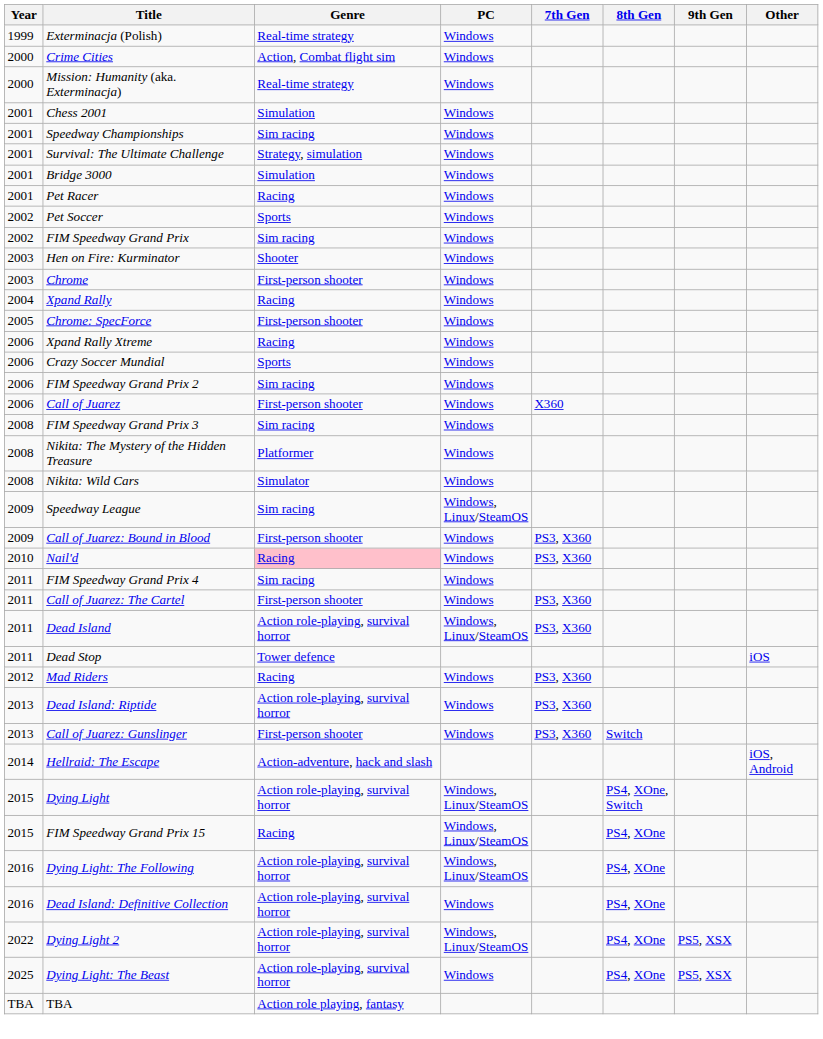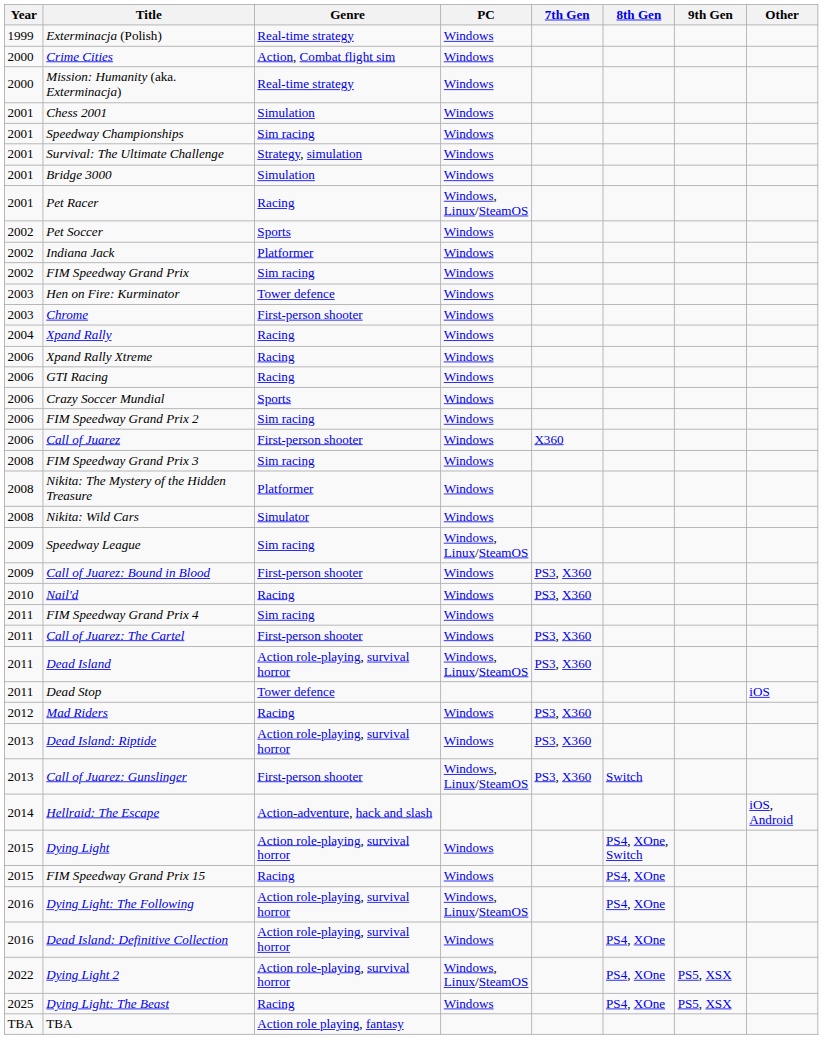(469, 196) Windows -> (486, 203) Windows, Linux/SteamOS
+ row: (80, 252)
(278, 258) Shooter -> (296, 294) Tower defence
- row: (99, 320)
+ row: (77, 377)
(276, 558) pink background -> (276, 594) no background
(469, 733) Windows -> (486, 776) Windows, Linux/SteamOS
(486, 797) Windows, Linux/SteamOS -> (469, 847) Windows
(486, 833) Windows, Linux/SteamOS -> (469, 876) Windows
(333, 975) Action role-playing, survival horror -> (276, 1003) Racing
